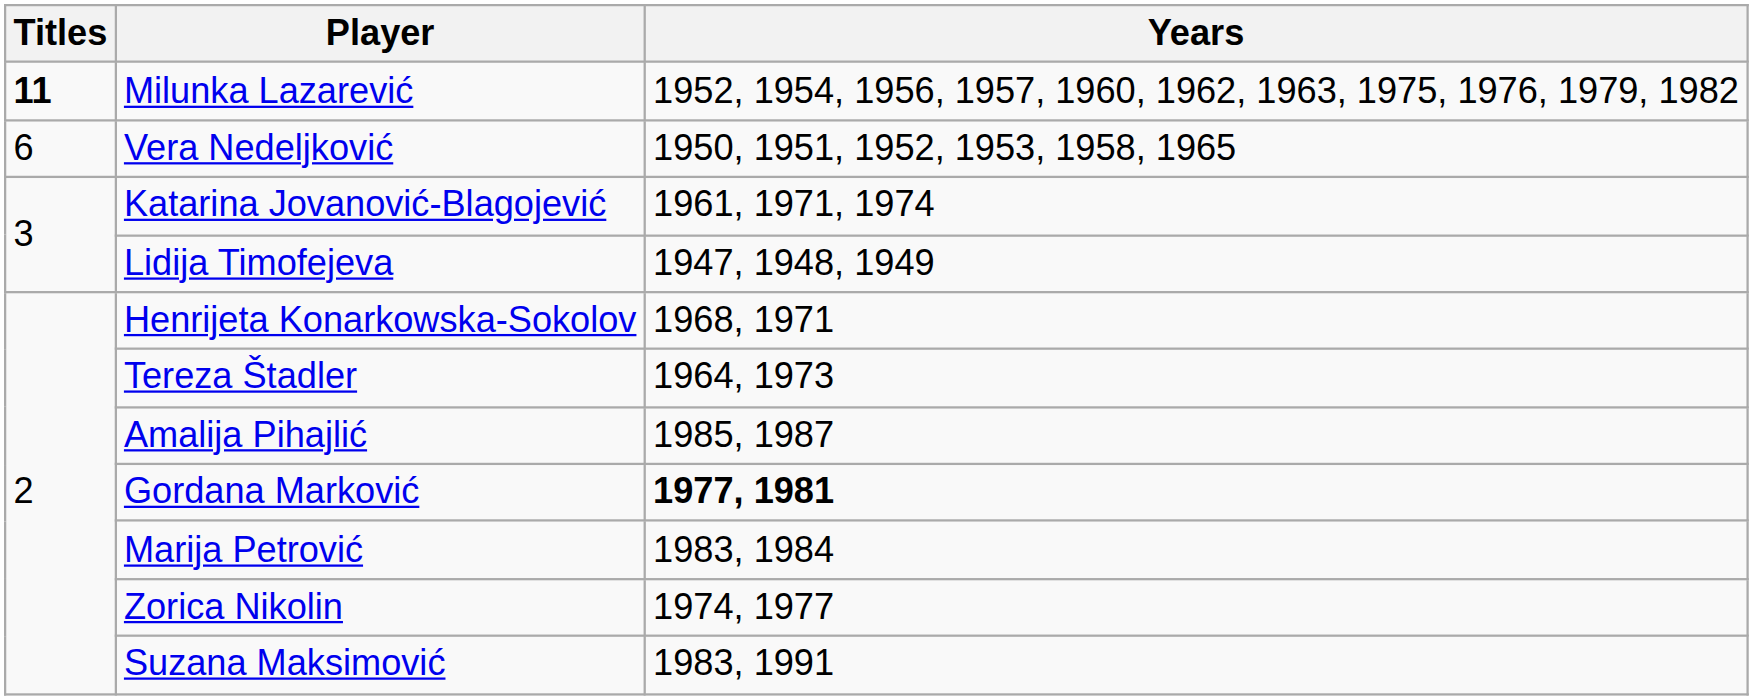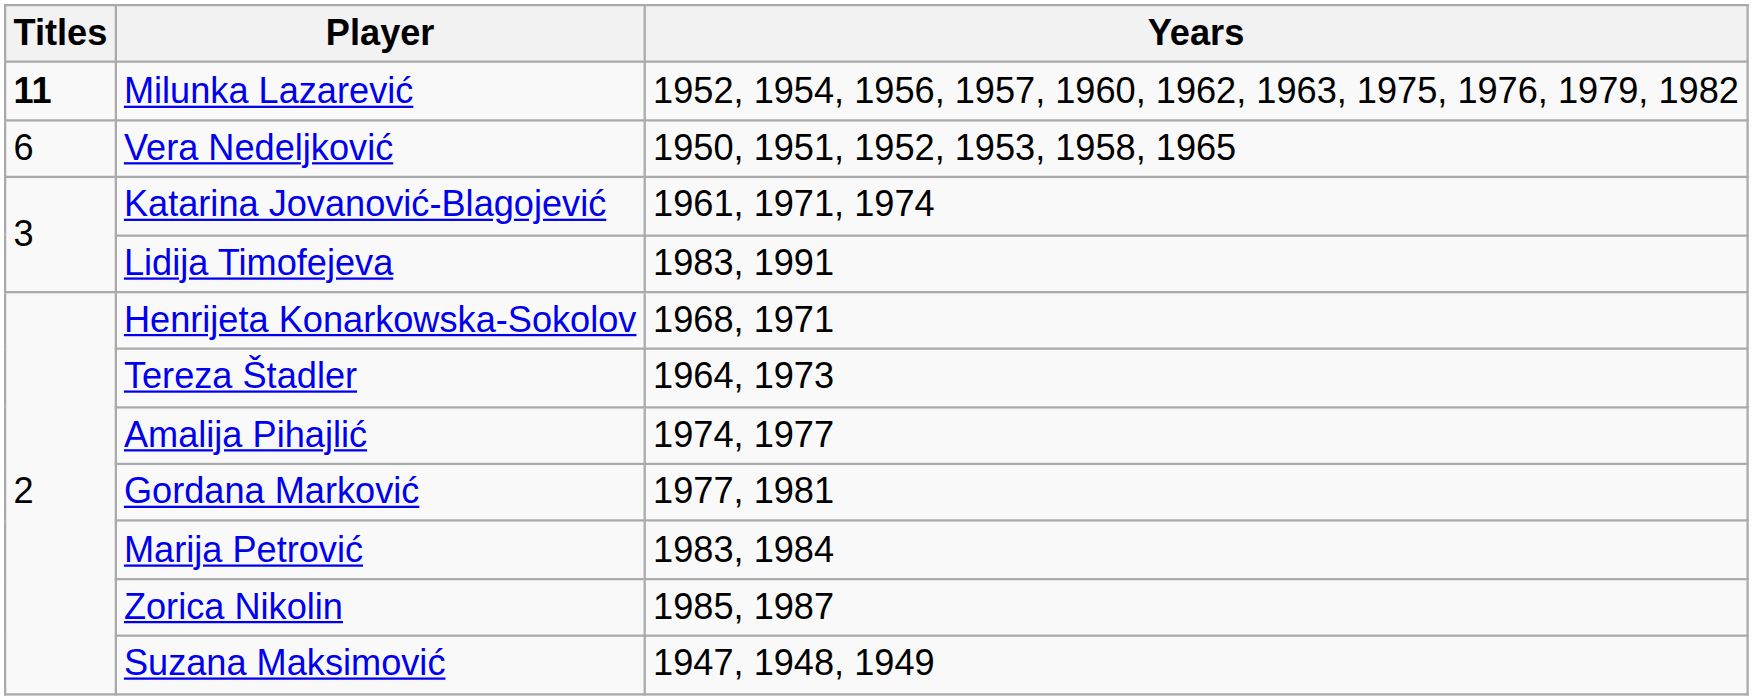(794, 262) 1947, 1948, 1949 -> (744, 262) 1983, 1991
(744, 434) 1985, 1987 -> (744, 434) 1974, 1977
(744, 491) bold -> (744, 491) normal
(744, 606) 1974, 1977 -> (744, 606) 1985, 1987
(744, 663) 1983, 1991 -> (794, 663) 1947, 1948, 1949
